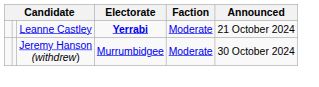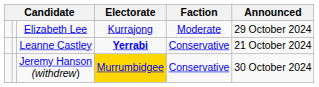+ row: (56, 29)
(191, 29) Moderate -> (199, 45) Conservative
(130, 51) no background -> (130, 68) gold background
(191, 51) Moderate -> (199, 68) Conservative
